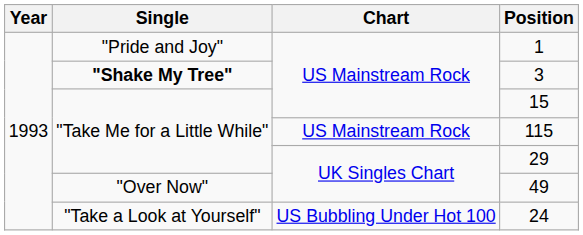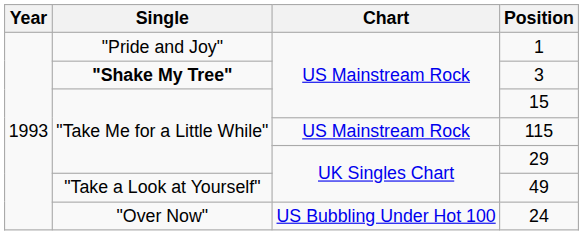(162, 187) "Over Now" -> (162, 187) "Take a Look at Yourself"
(162, 215) "Take a Look at Yourself" -> (162, 215) "Over Now"
